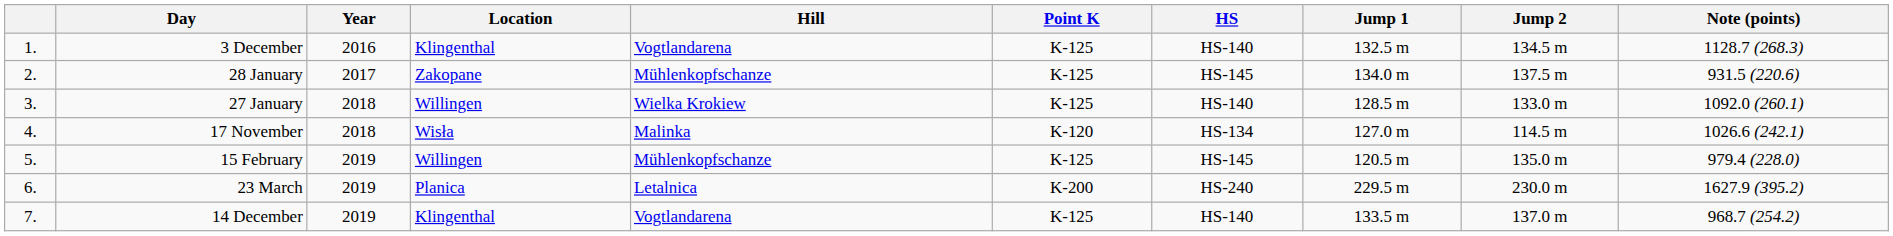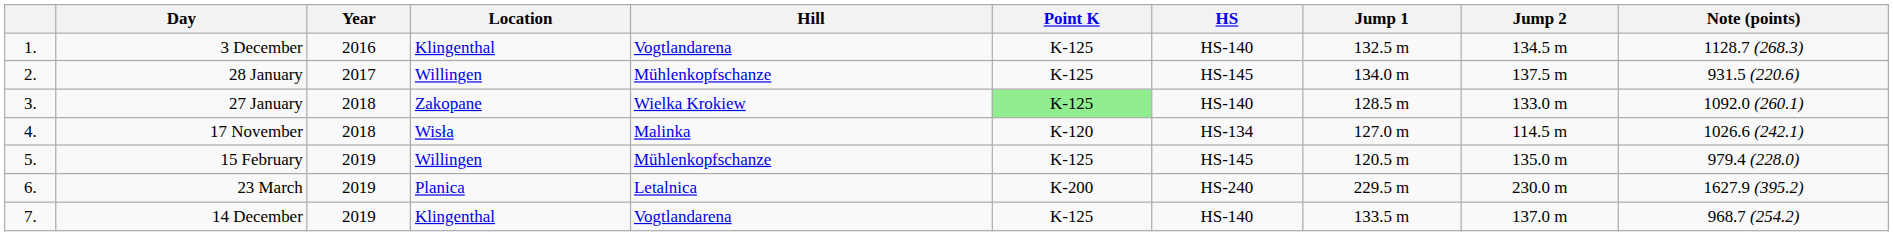(448, 75) Zakopane -> (448, 75) Willingen
(448, 103) Willingen -> (448, 103) Zakopane
(1072, 103) no background -> (1072, 103) lightgreen background
